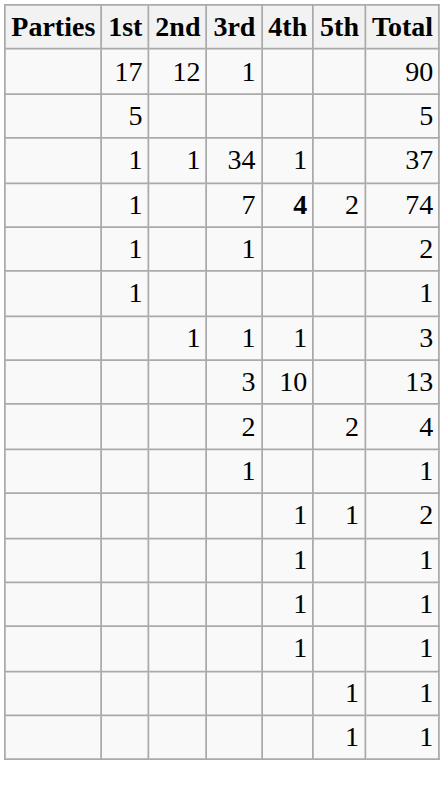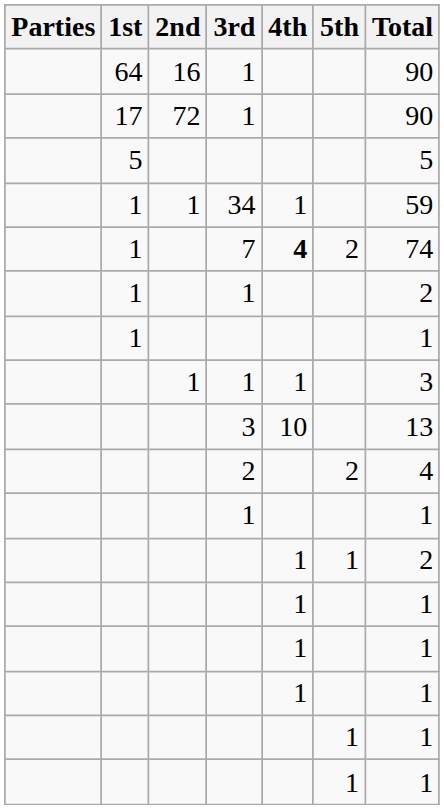+ row: (128, 71)
(186, 71) 12 -> (186, 115) 72
(419, 159) 37 -> (419, 204) 59
